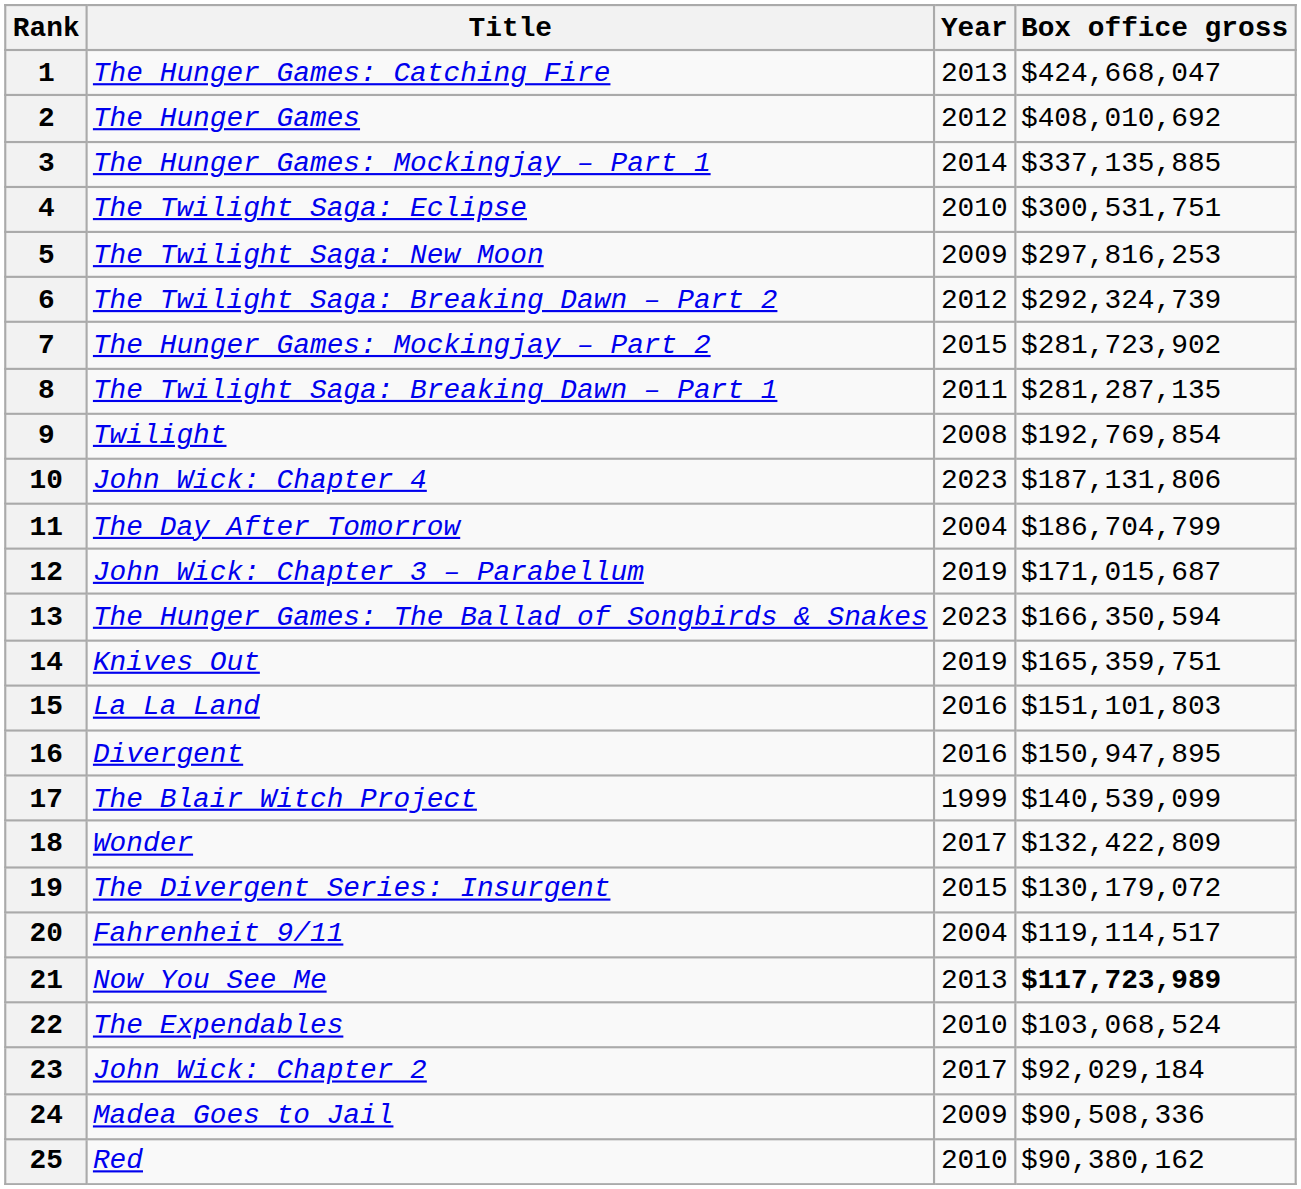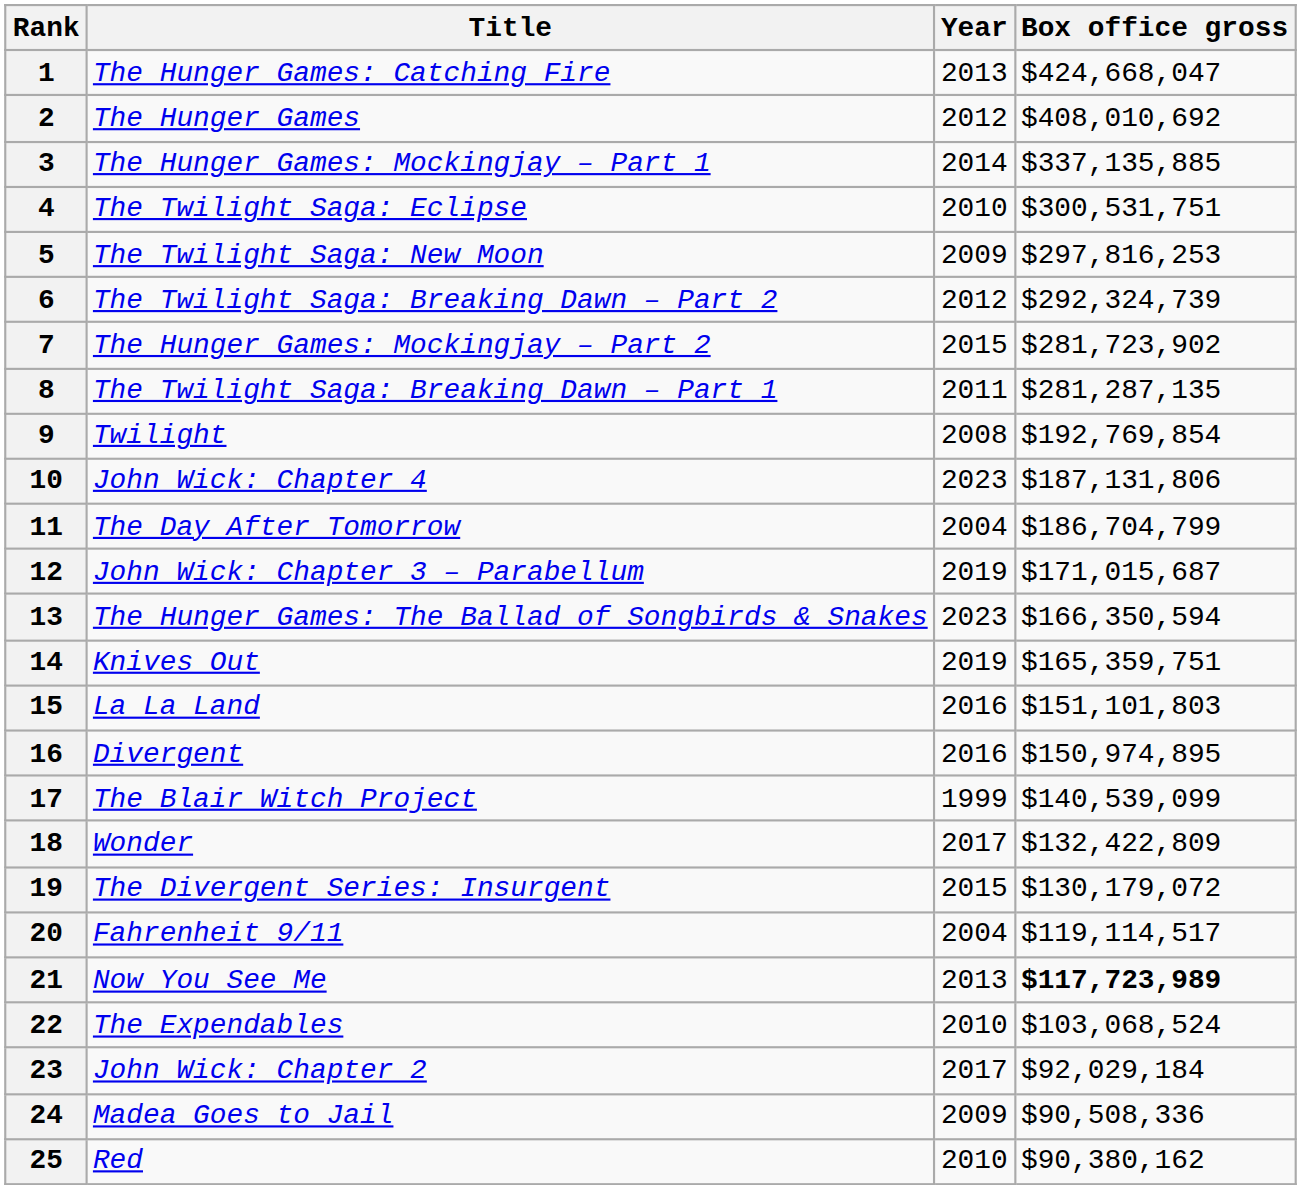(1121, 753) $150,947,895 -> (1121, 753) $150,974,895
